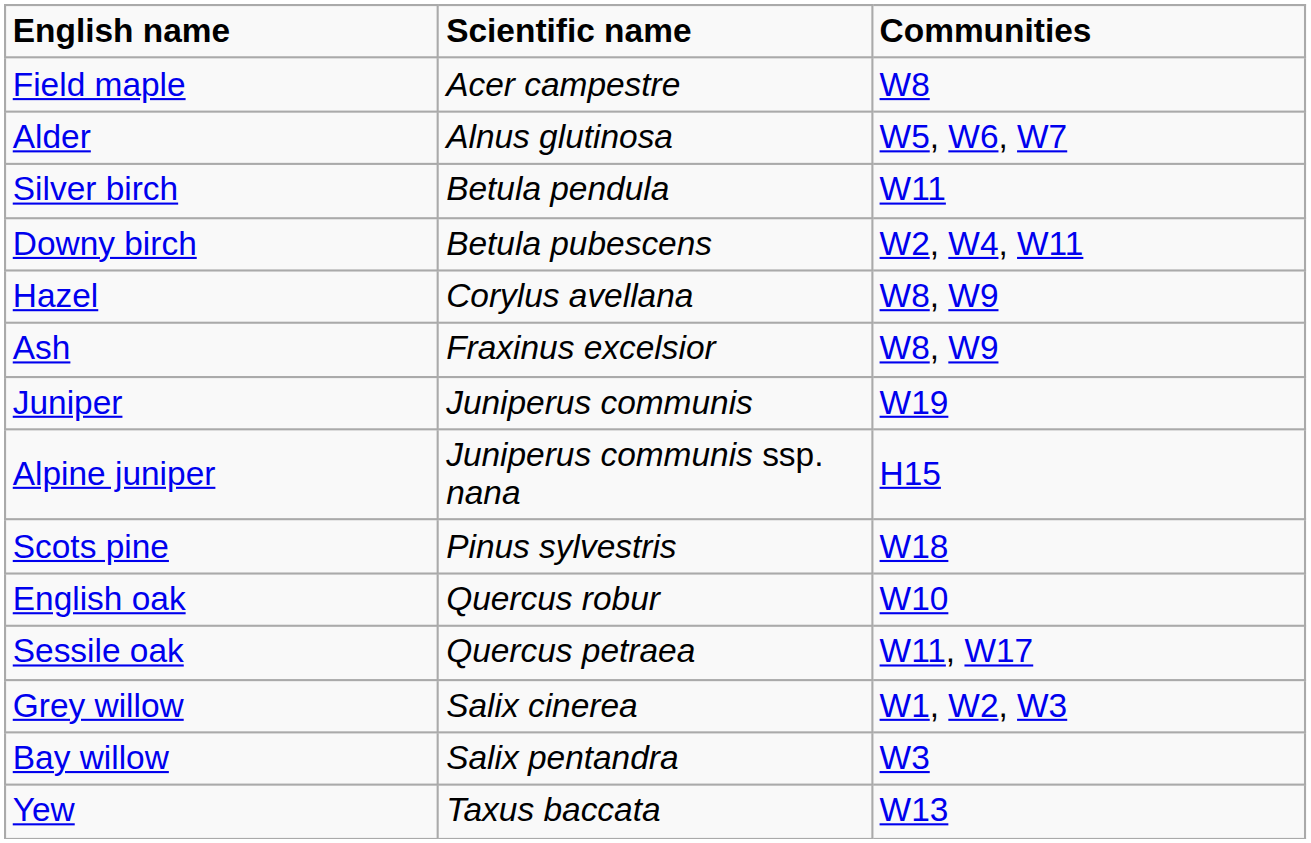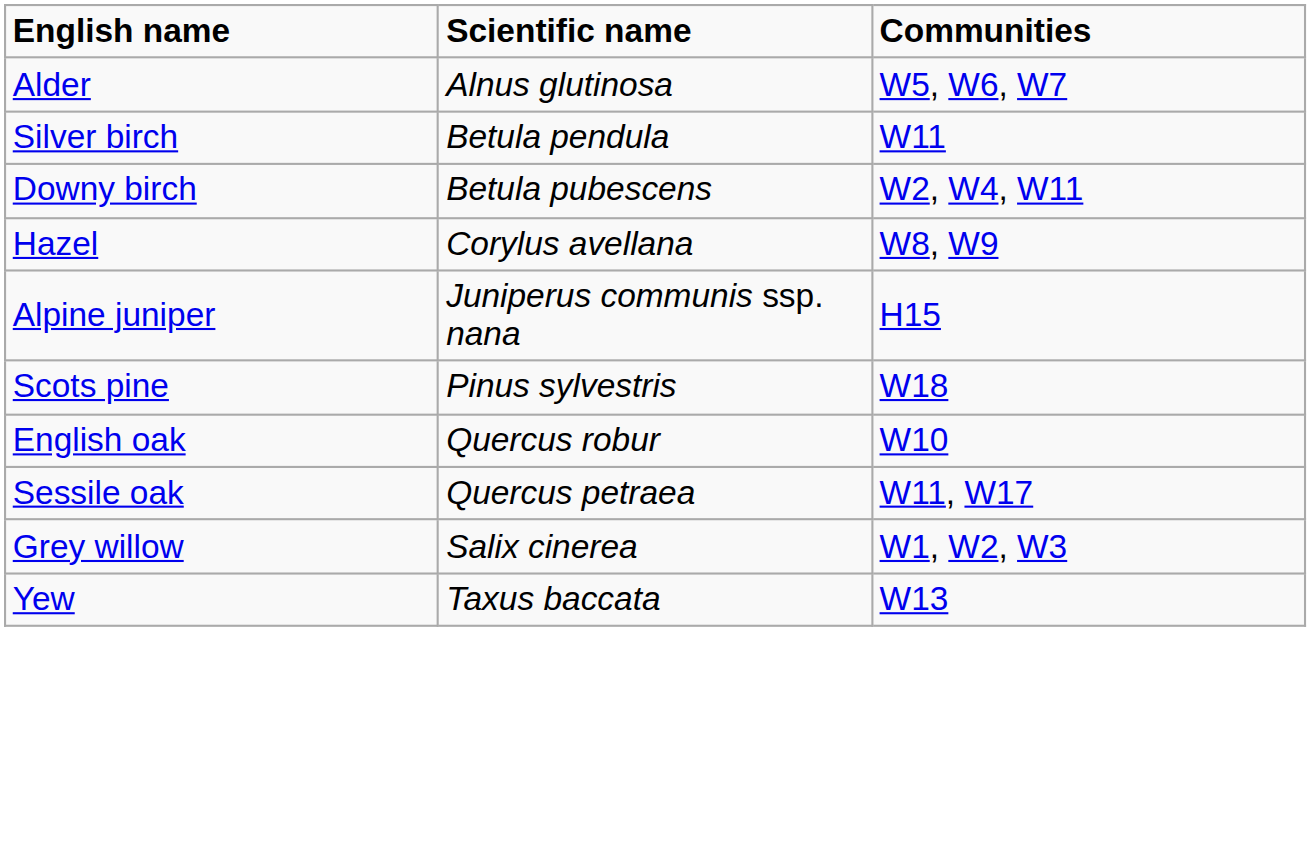- row: (99, 84)
- row: (42, 349)
- row: (68, 402)
- row: (91, 758)
